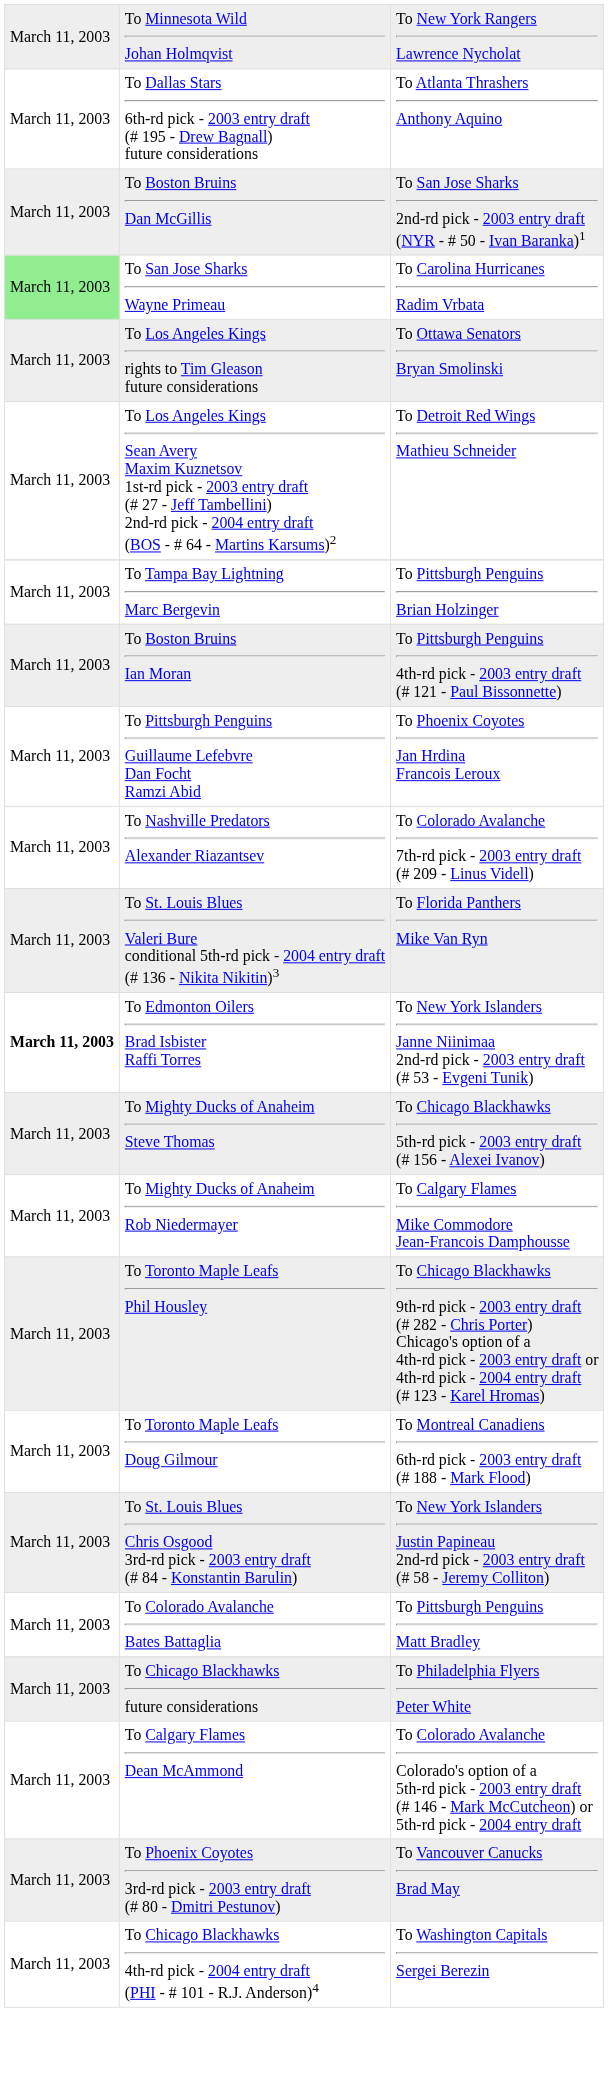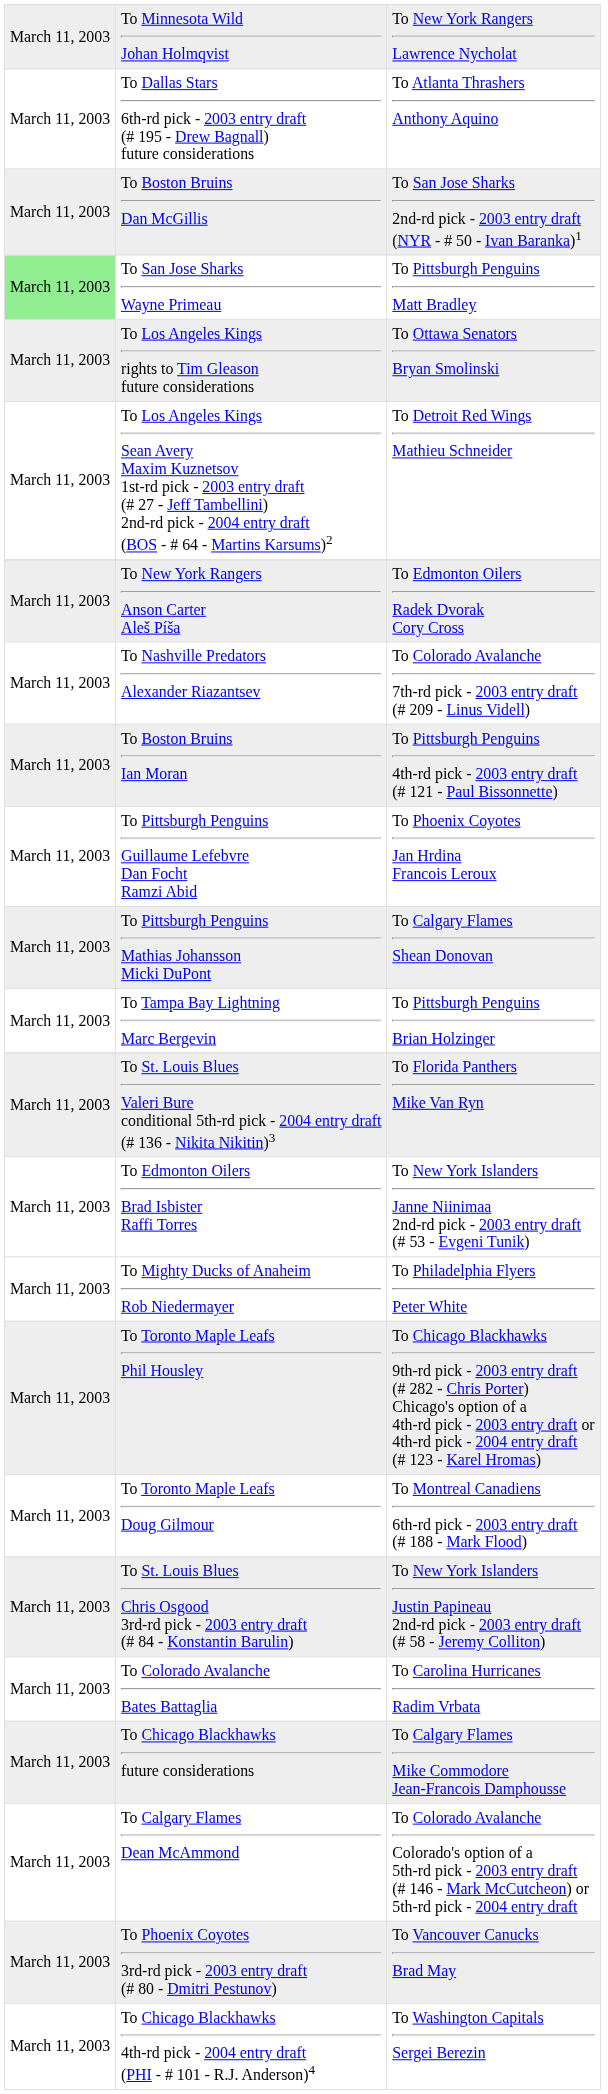(497, 287) To Carolina Hurricanes Radim Vrbata -> (493, 287) To Pittsburgh Penguins Matt Bradley
+ row: (251, 600)
rows swapped: (255, 838) <-> (255, 591)
+ row: (251, 947)
(62, 1042) bold -> (60, 1206) normal
- row: (255, 1124)
(497, 1215) To Calgary Flames Mike Commodore Jean-Francois Damphousse -> (493, 1289) To Philadelphia Flyers Peter White
(497, 1624) To Pittsburgh Penguins Matt Bradley -> (493, 1688) To Carolina Hurricanes Radim Vrbata
(497, 1688) To Philadelphia Flyers Peter White -> (493, 1762) To Calgary Flames Mike Commodore Jean-Francois Damphousse
